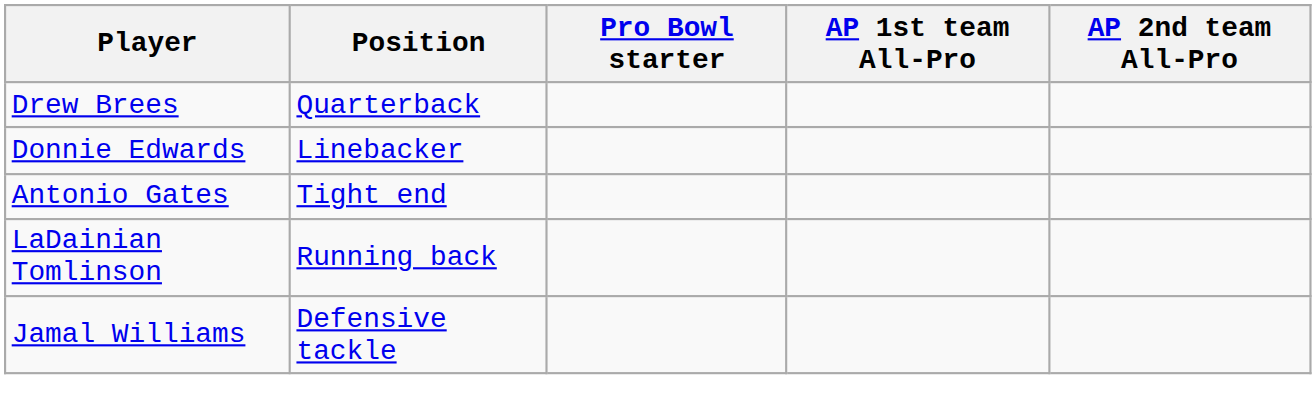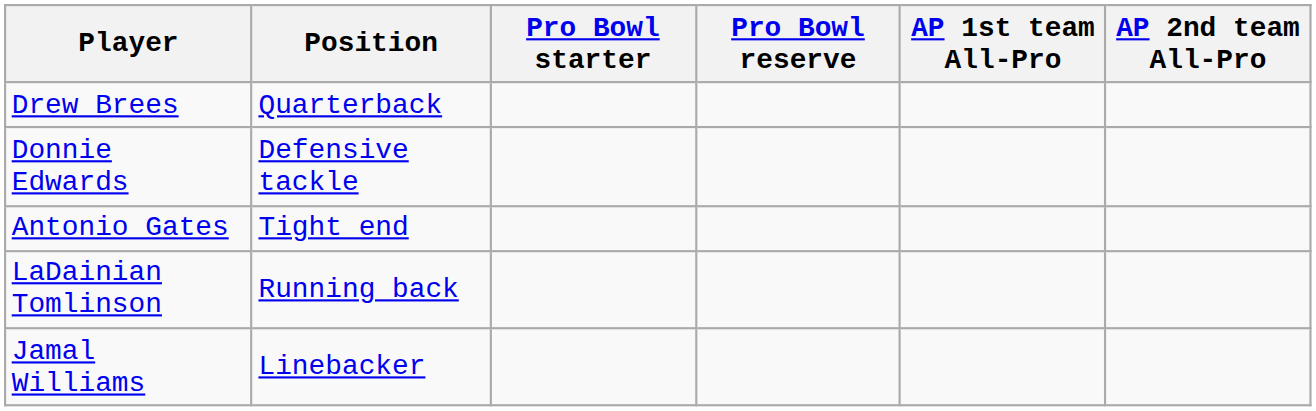+ column: (798, 44)
(380, 151) Linebacker -> (334, 167) Defensive tackle
(372, 335) Defensive tackle -> (342, 367) Linebacker
